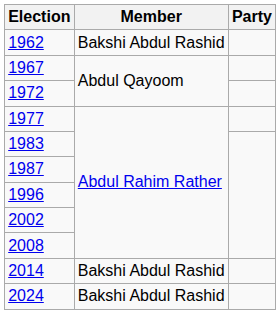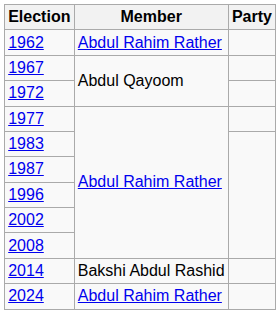(151, 42) Bakshi Abdul Rashid -> (150, 42) Abdul Rahim Rather
(151, 296) Bakshi Abdul Rashid -> (150, 296) Abdul Rahim Rather
